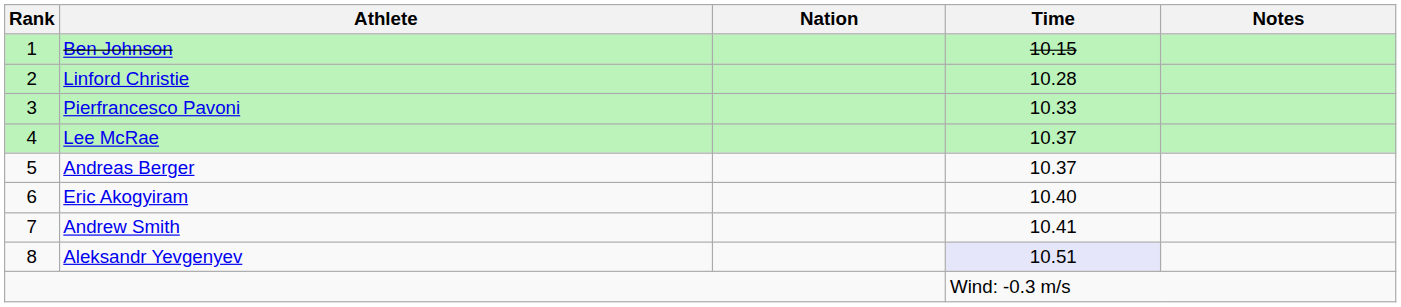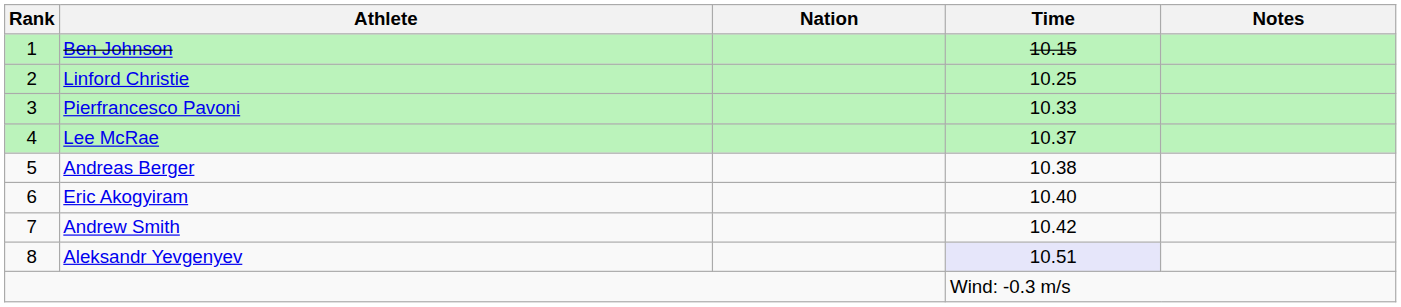(1053, 78) 10.28 -> (1053, 78) 10.25
(1053, 167) 10.37 -> (1053, 167) 10.38
(1053, 227) 10.41 -> (1053, 227) 10.42
